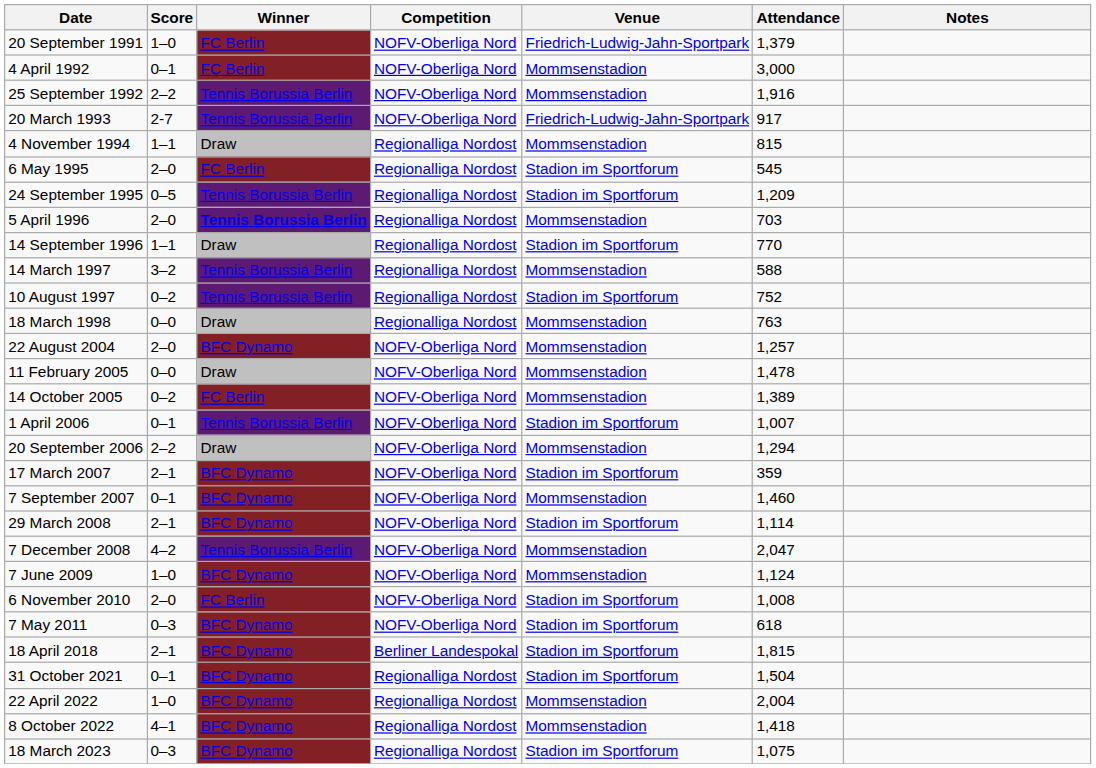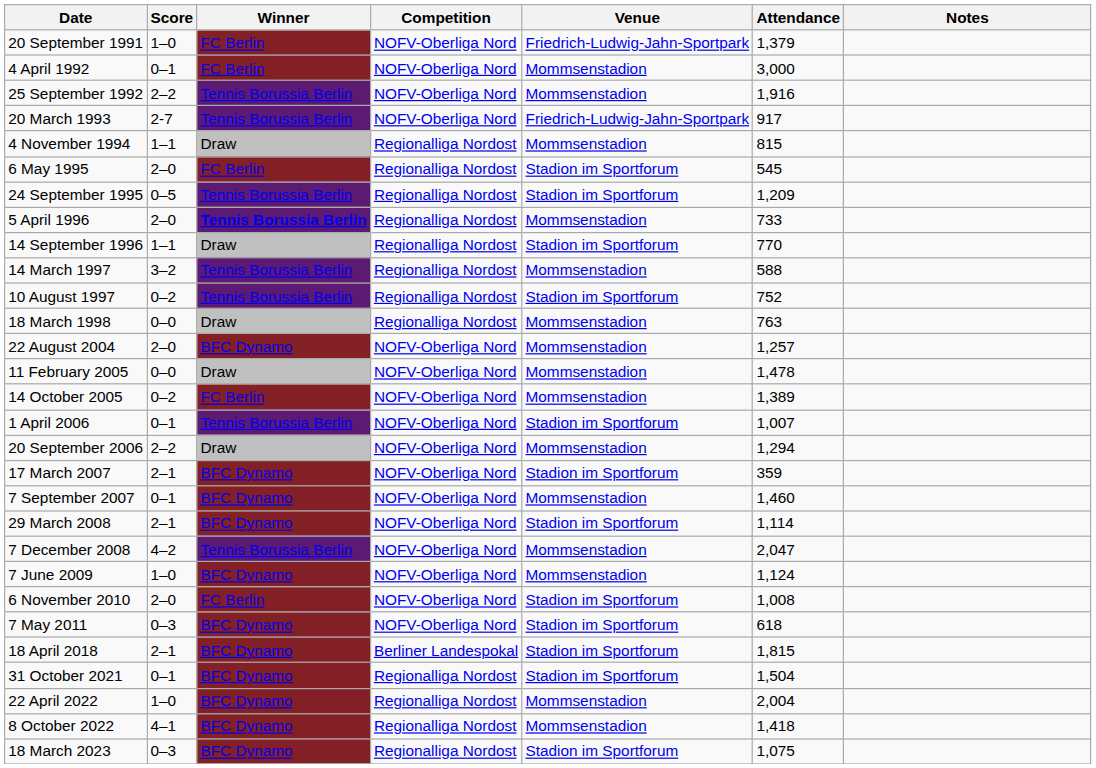(769, 220) 703 -> (769, 220) 733
